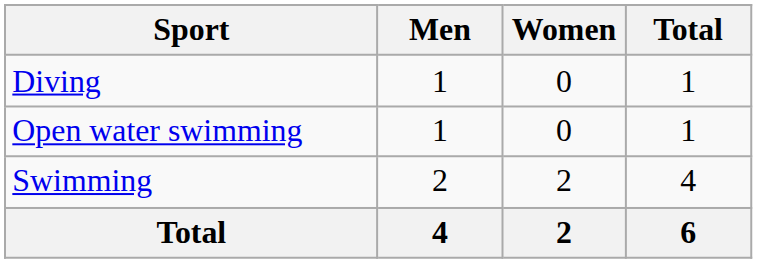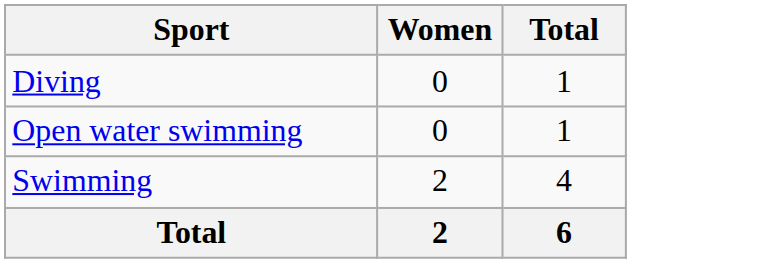- column: (440, 29)
